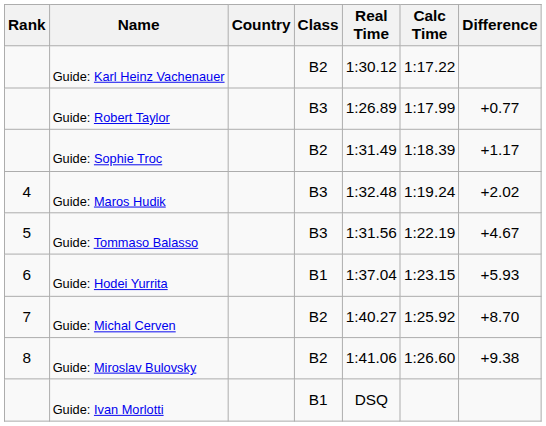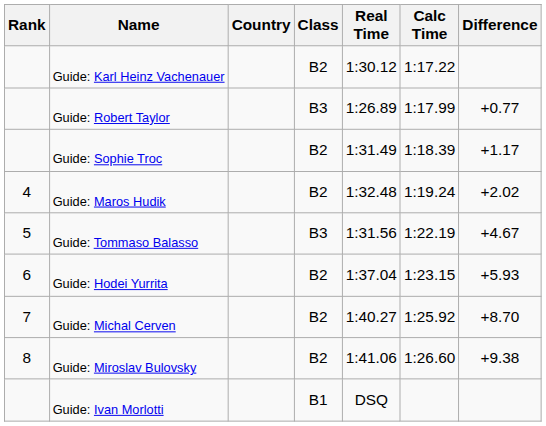(318, 191) B3 -> (318, 191) B2
(318, 275) B1 -> (318, 275) B2
